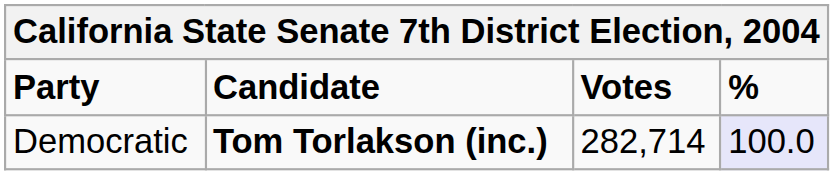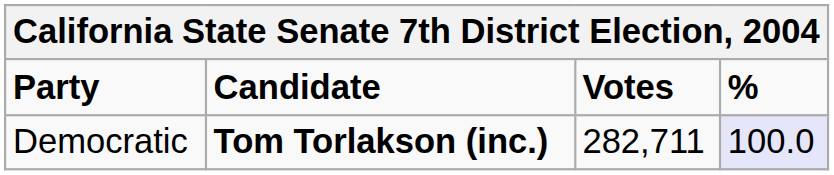(643, 141) 282,714 -> (644, 141) 282,711
